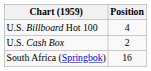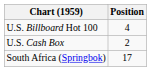(127, 58) 16 -> (127, 58) 17
